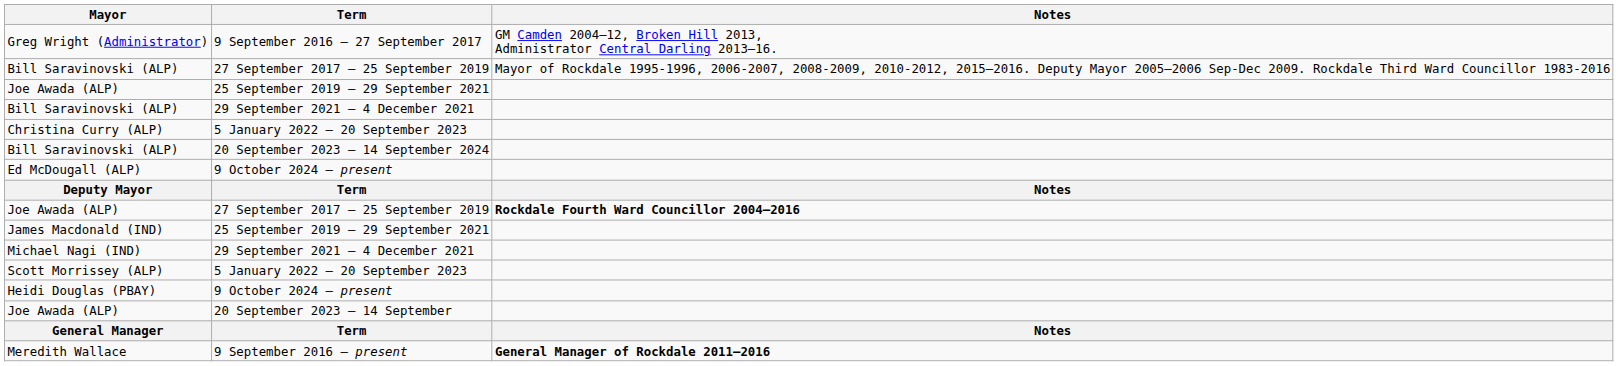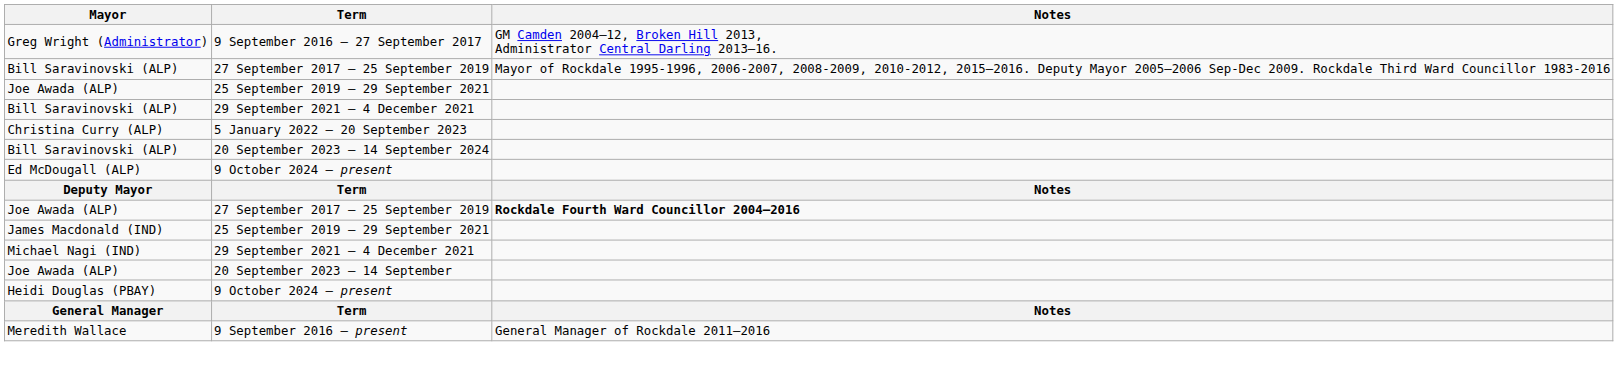- row: (85, 270)
rows swapped: (63, 311) <-> (82, 290)
(633, 351) bold -> (633, 331) normal
